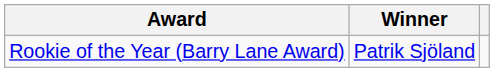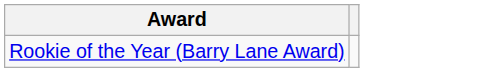- column: (414, 20)
